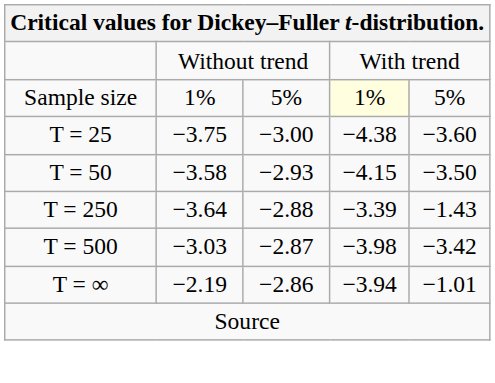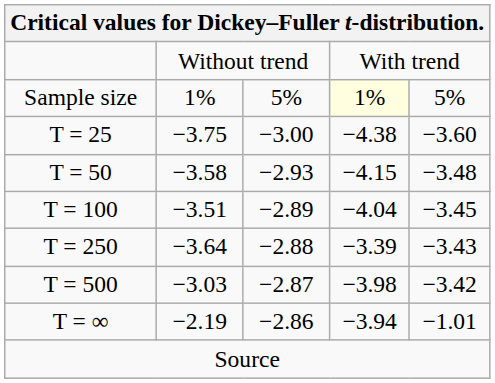(450, 172) −3.50 -> (450, 172) −3.48
+ row: (81, 209)
(450, 209) −1.43 -> (450, 246) −3.43
